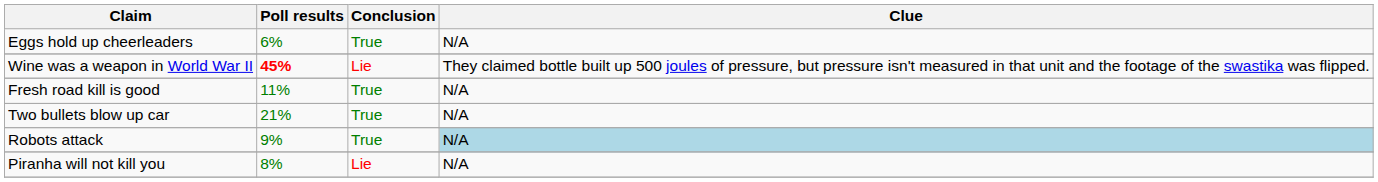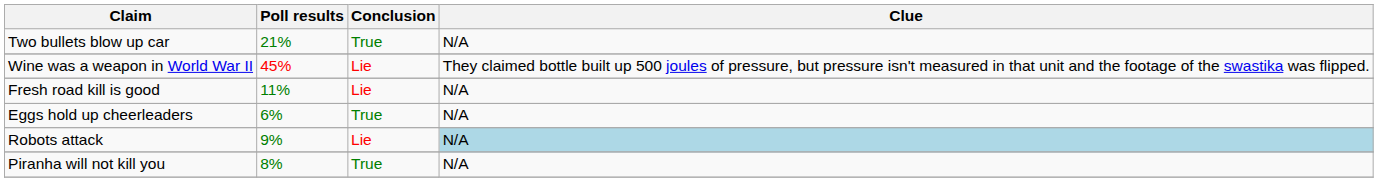rows swapped: (89, 115) <-> (100, 41)
(276, 66) bold -> (276, 66) normal
(367, 90) True -> (361, 90) Lie
(367, 139) True -> (361, 139) Lie
(361, 164) Lie -> (367, 164) True
